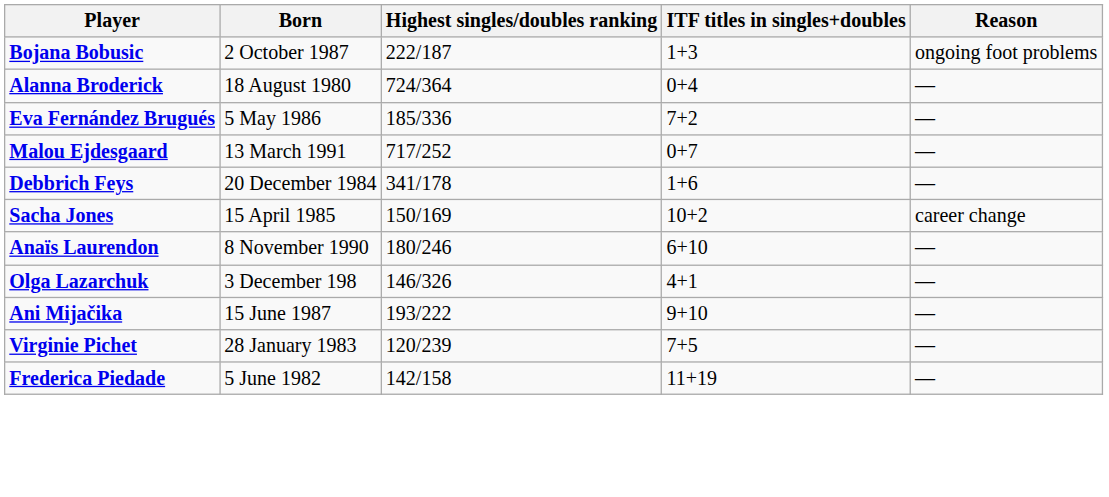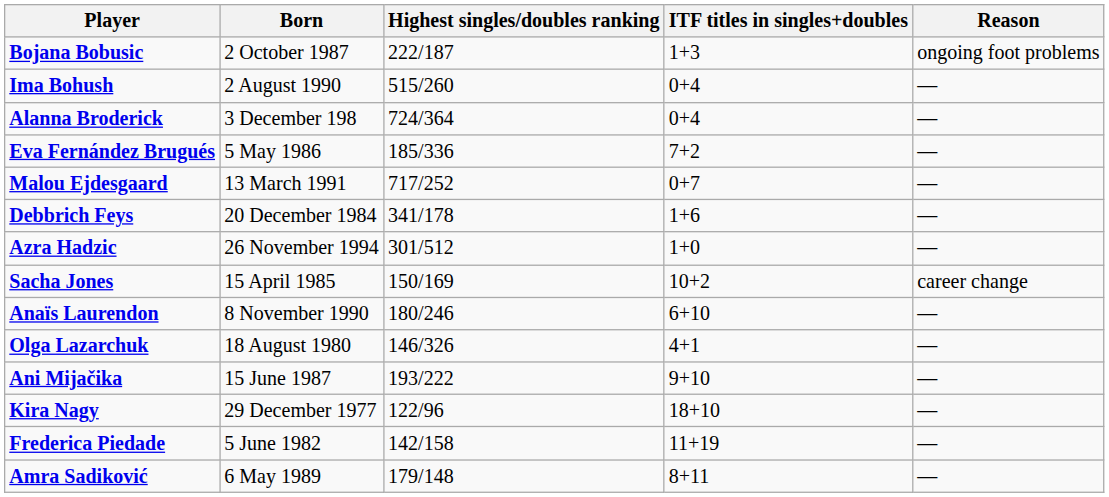+ row: (61, 85)
(288, 85) 18 August 1980 -> (290, 117) 3 December 198
+ row: (63, 247)
(290, 280) 3 December 198 -> (288, 345) 18 August 1980
+ row: (54, 410)
- row: (73, 345)
+ row: (79, 475)
